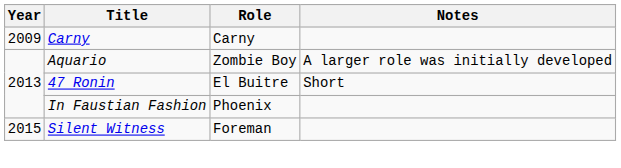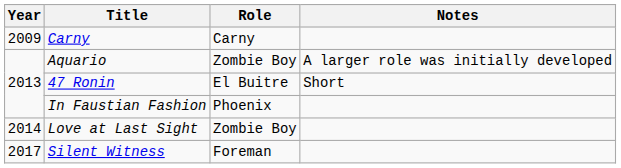+ row: (123, 129)
(25, 129) 2015 -> (25, 152) 2017
